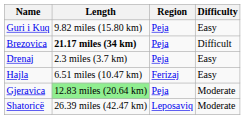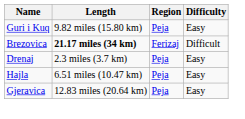(160, 43) Peja -> (165, 43) Ferizaj
(165, 75) Ferizaj -> (160, 75) Peja
(101, 91) lightgreen background -> (101, 91) no background
(216, 91) Moderate -> (196, 91) Easy
- row: (25, 106)
